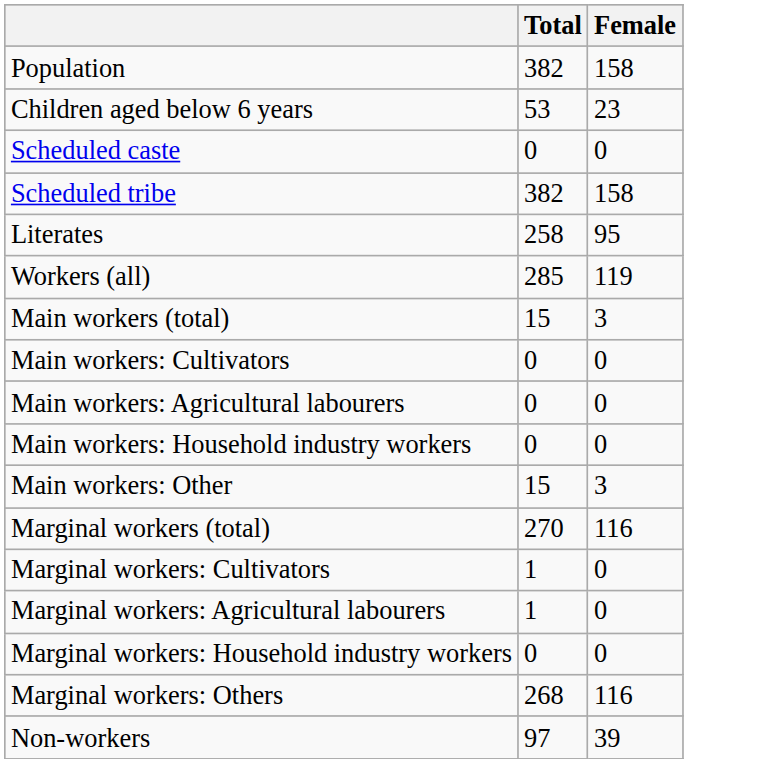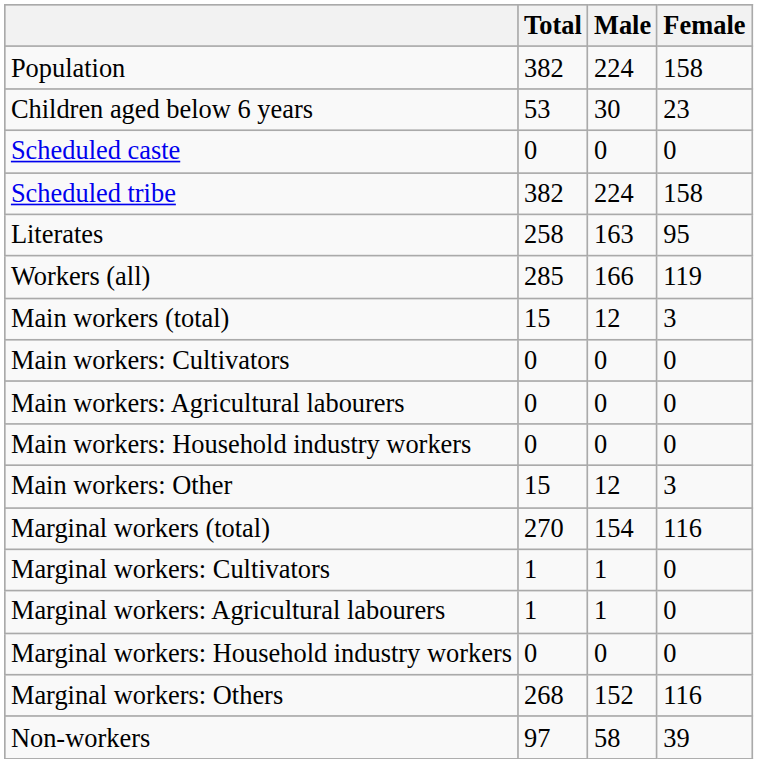+ column: (623, 25)
